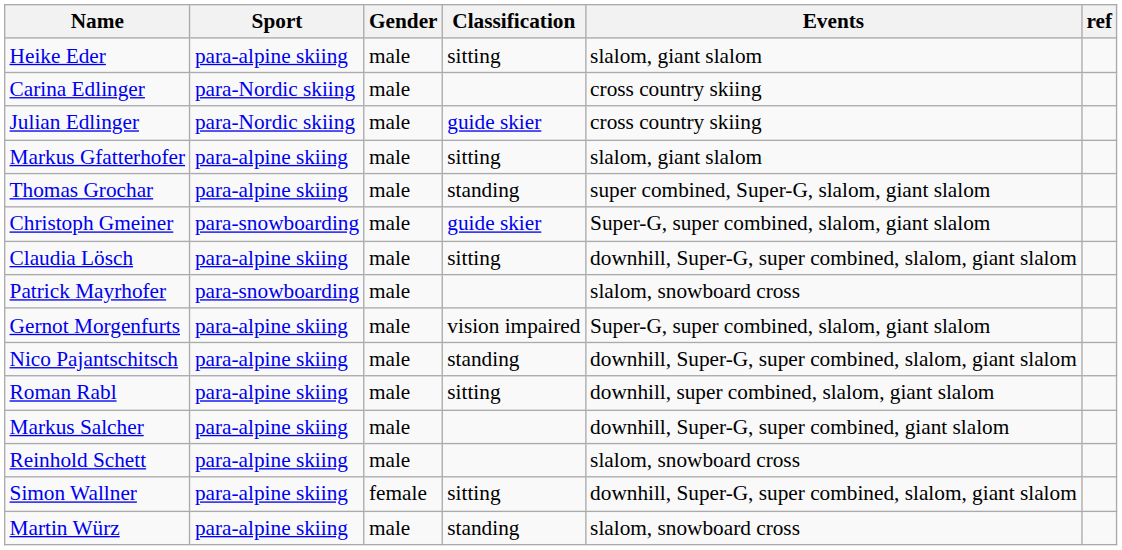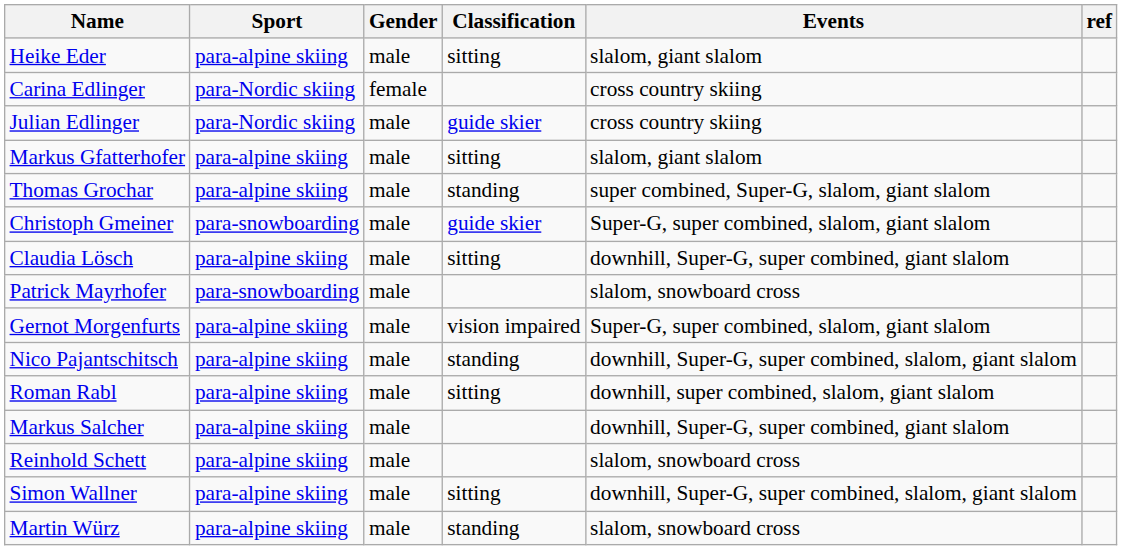(390, 88) male -> (398, 88) female
(833, 257) downhill, Super-G, super combined, slalom, giant slalom -> (800, 257) downhill, Super-G, super combined, giant slalom
(398, 493) female -> (390, 493) male
